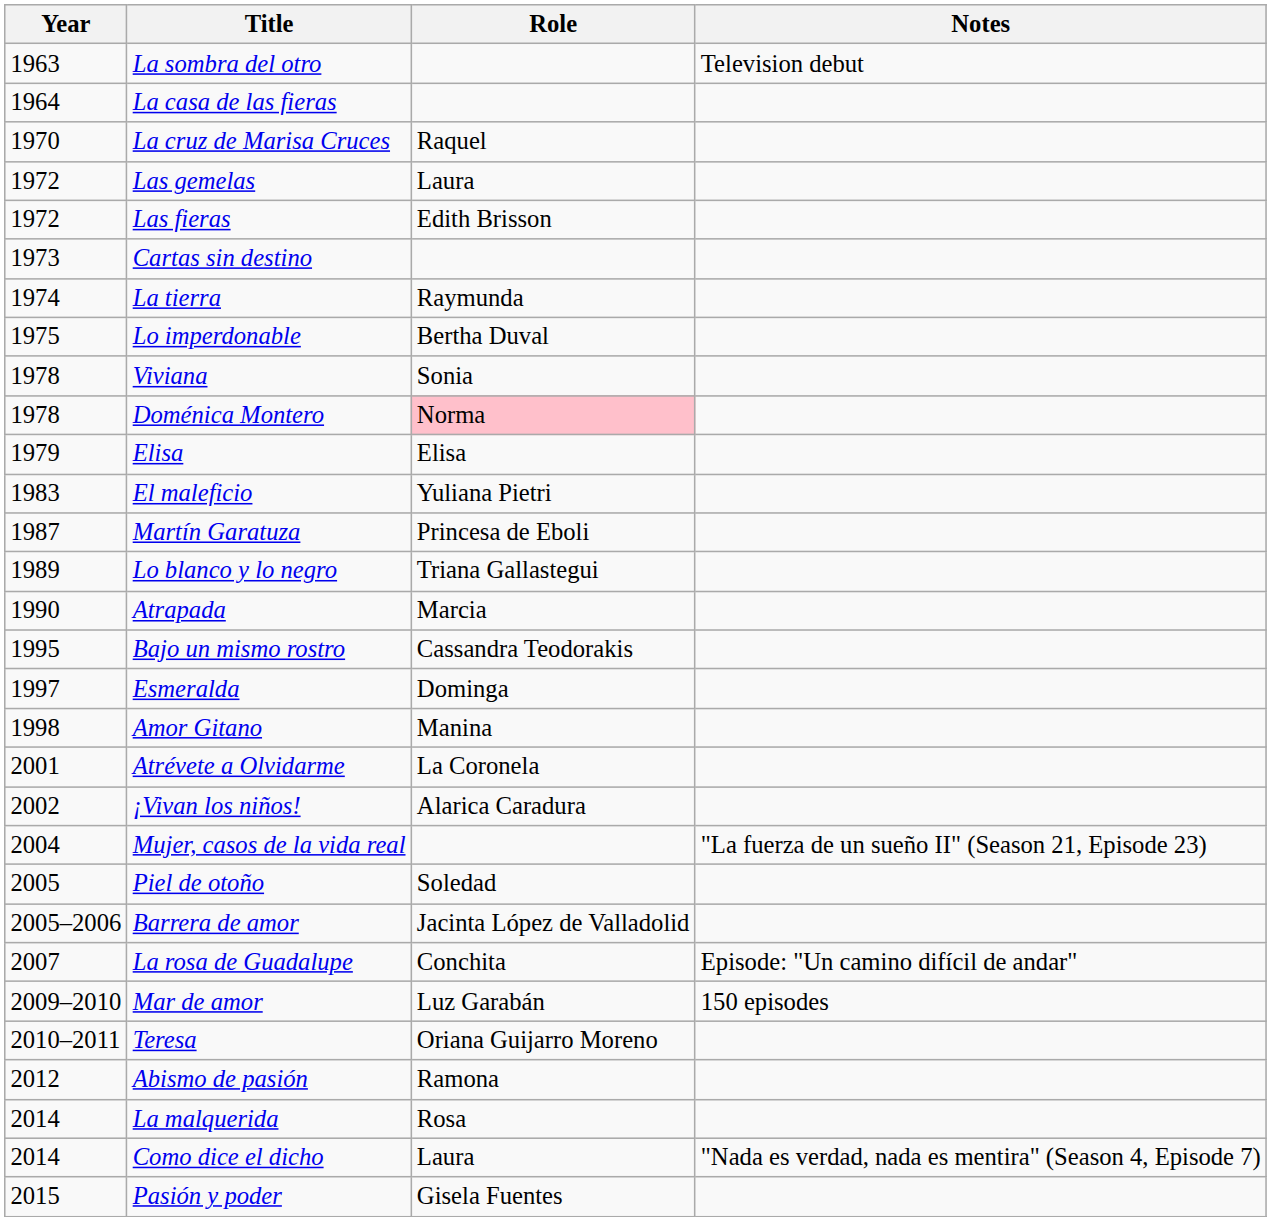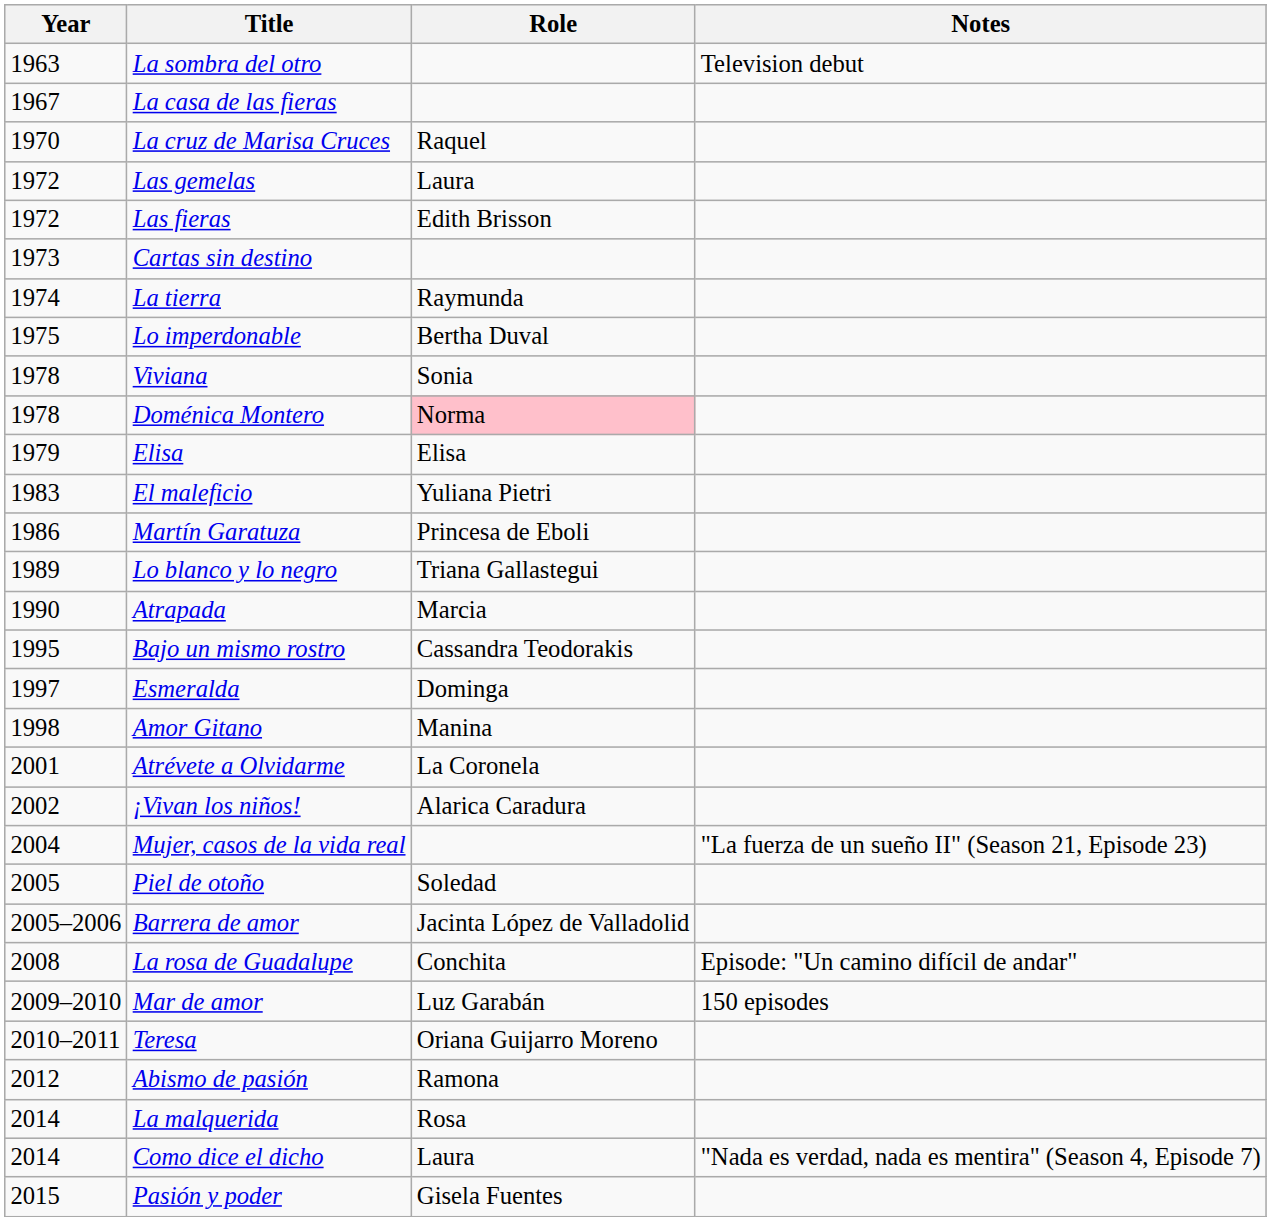(35, 102) 1964 -> (35, 102) 1967
(35, 532) 1987 -> (35, 532) 1986
(35, 961) 2007 -> (35, 961) 2008
